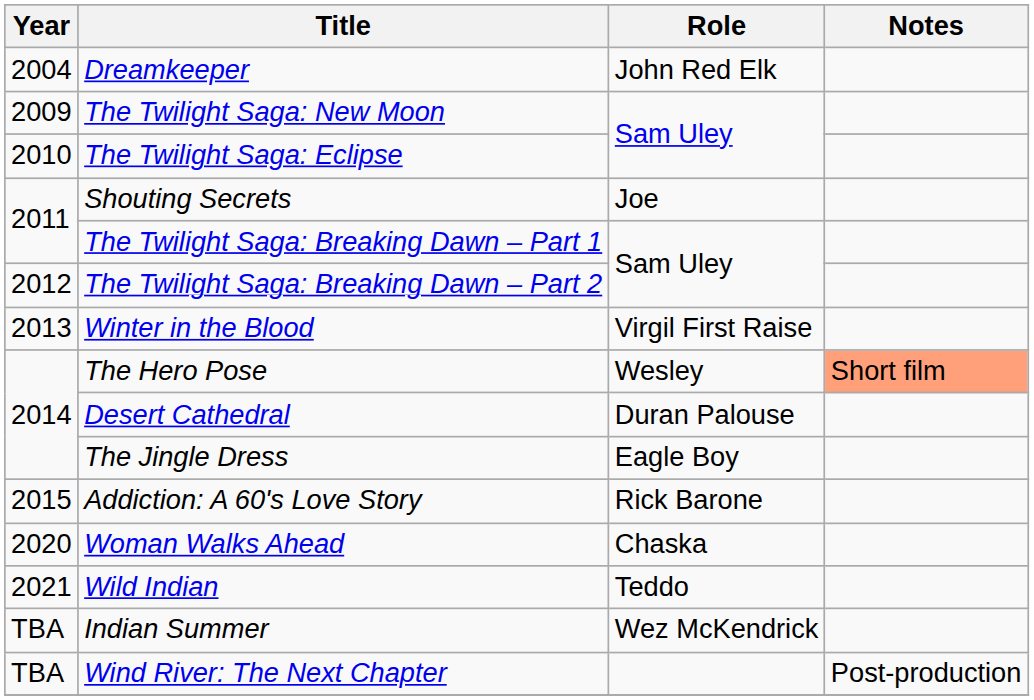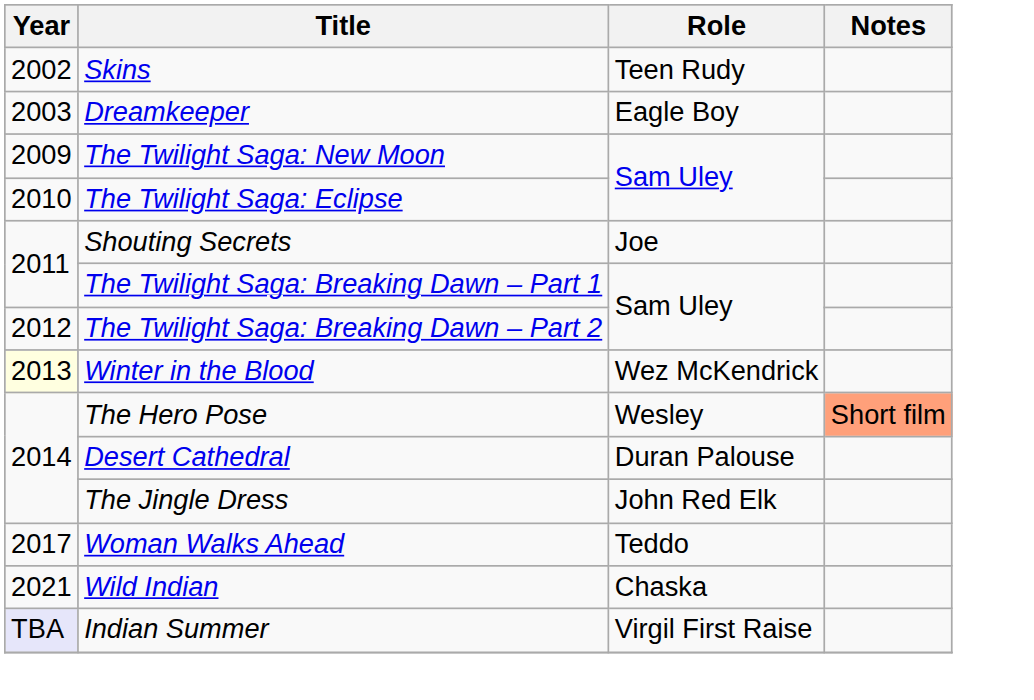+ row: (117, 69)
(41, 69) 2004 -> (41, 112) 2003
(696, 69) John Red Elk -> (677, 112) Eagle Boy
(41, 328) no background -> (41, 371) lightyellow background
(714, 328) Virgil First Raise -> (717, 371) Wez McKendrick
(677, 457) Eagle Boy -> (696, 500) John Red Elk
- row: (253, 500)
(41, 543) 2020 -> (41, 543) 2017
(661, 543) Chaska -> (652, 543) Teddo
(652, 586) Teddo -> (661, 586) Chaska
(38, 629) no background -> (38, 629) lavender background
(717, 629) Wez McKendrick -> (714, 629) Virgil First Raise
- row: (265, 673)
